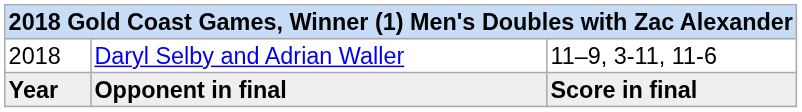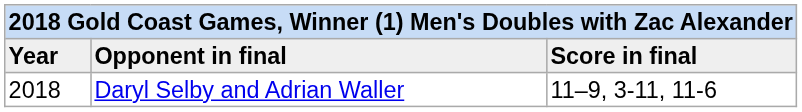rows swapped: (33, 89) <-> (35, 56)
